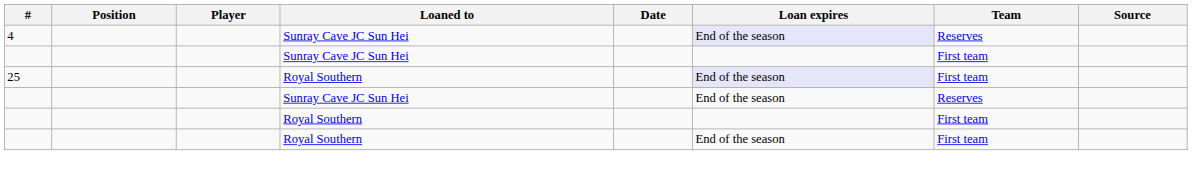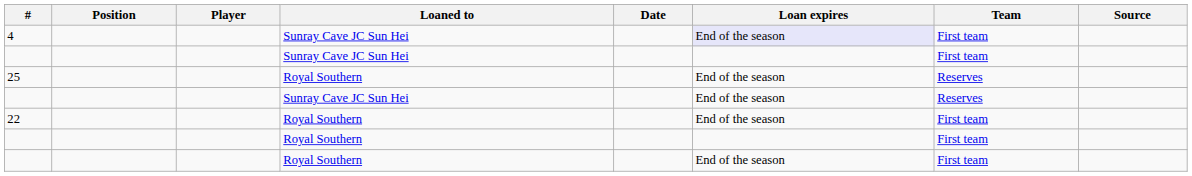(960, 35) Reserves -> (963, 35) First team
(740, 77) lavender background -> (740, 77) no background
(963, 77) First team -> (960, 77) Reserves
+ row: (14, 119)
